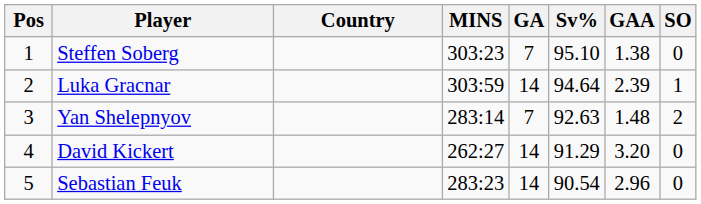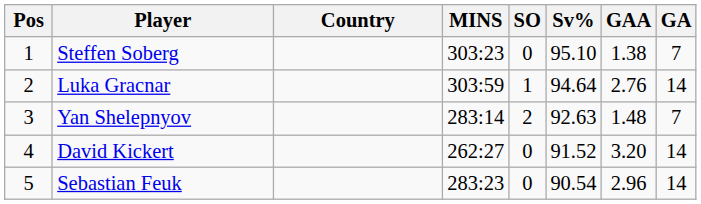columns swapped: (529, 20) <-> (678, 20)
(632, 85) 2.39 -> (629, 85) 2.76
(577, 150) 91.29 -> (573, 150) 91.52
